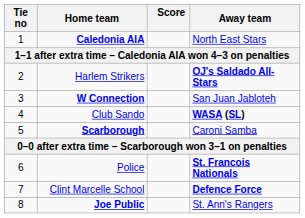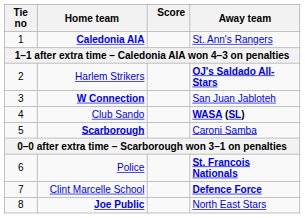(229, 40) North East Stars -> (233, 40) St. Ann's Rangers
(233, 206) St. Ann's Rangers -> (229, 206) North East Stars
